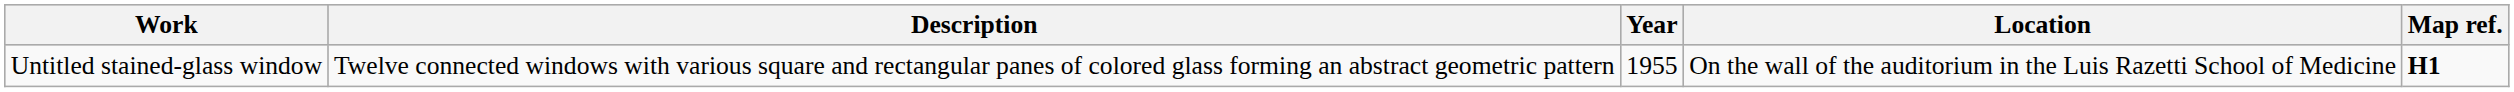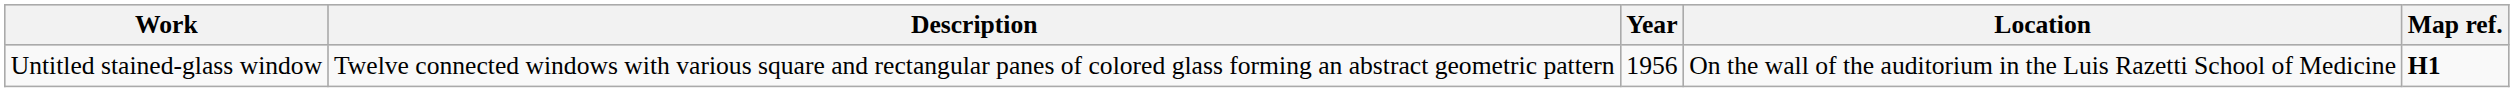(1652, 65) 1955 -> (1652, 65) 1956
